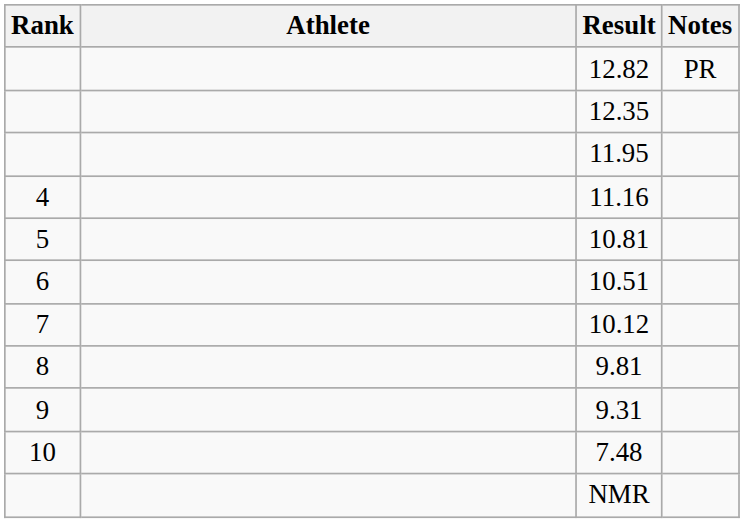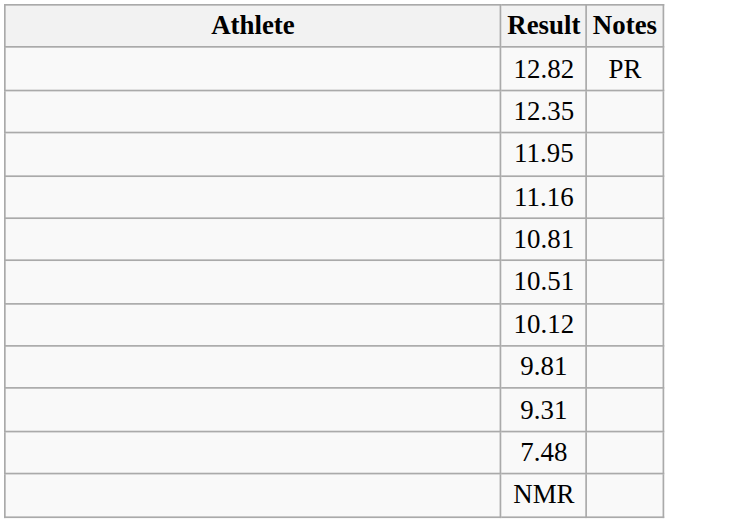- column: (42, 25)
